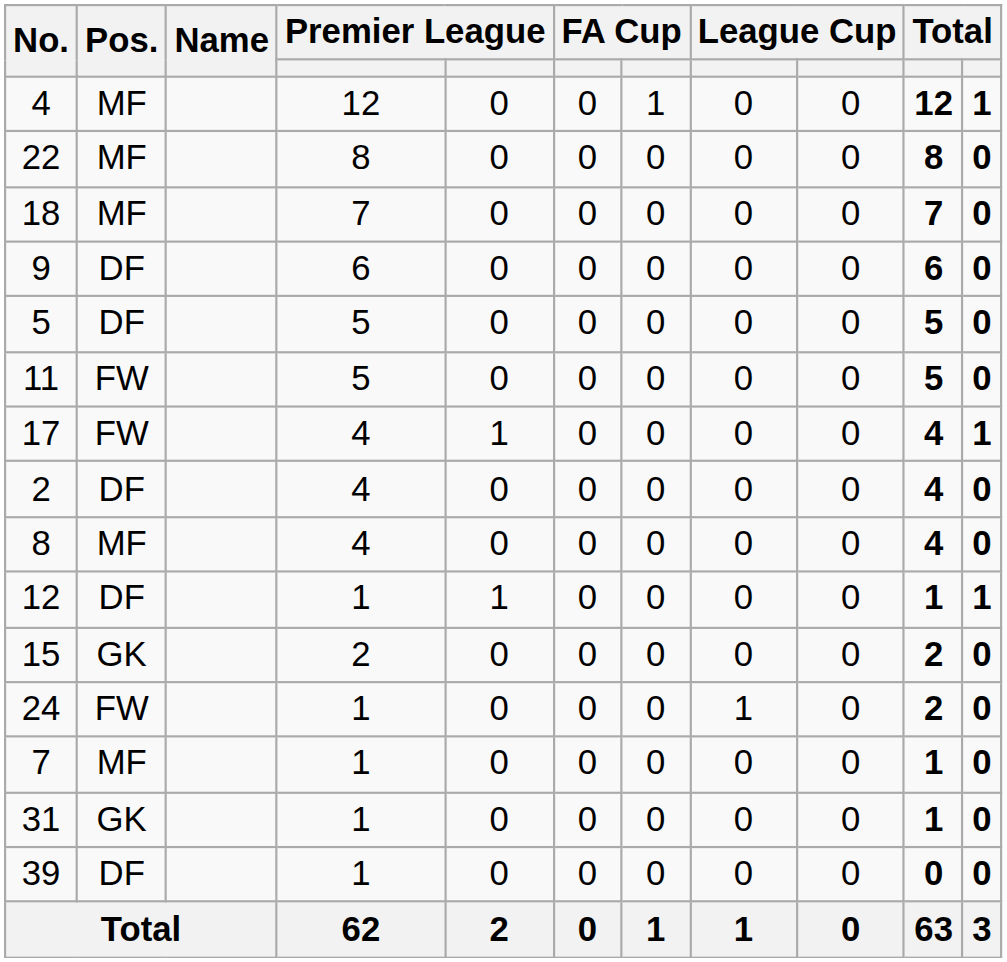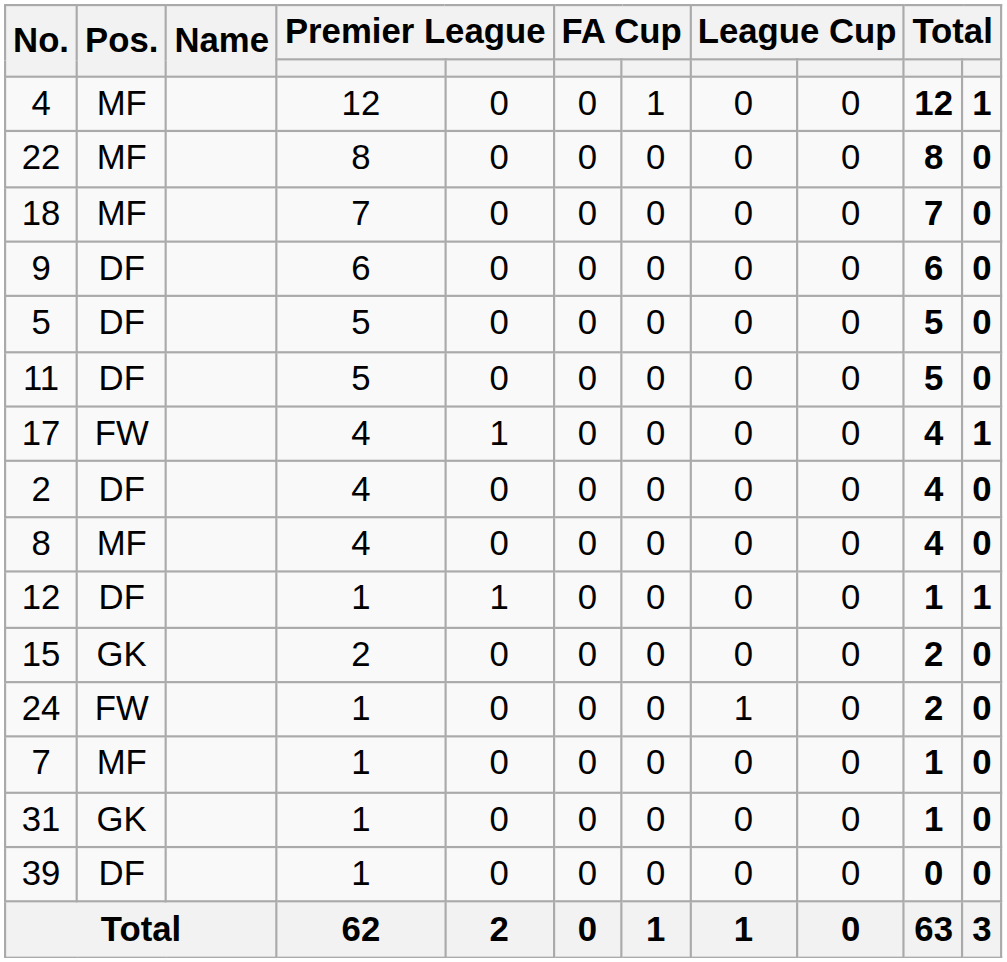(122, 378) FW -> (122, 378) DF
